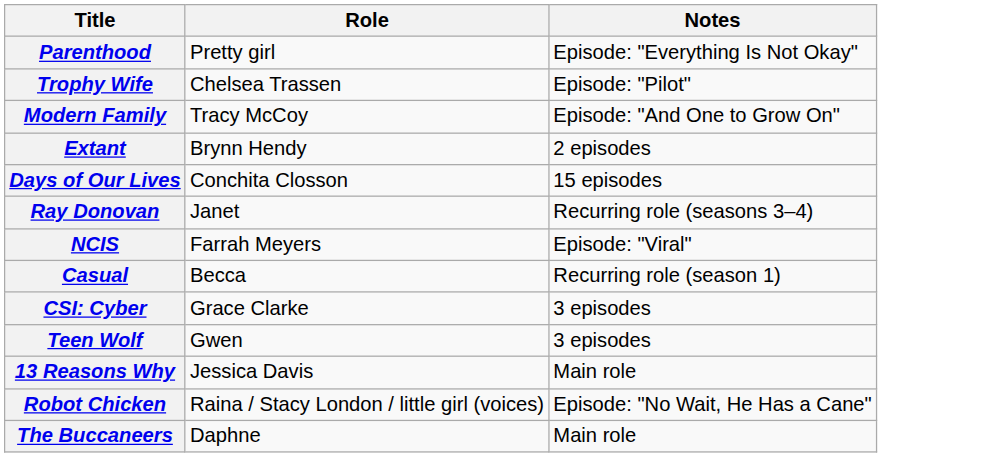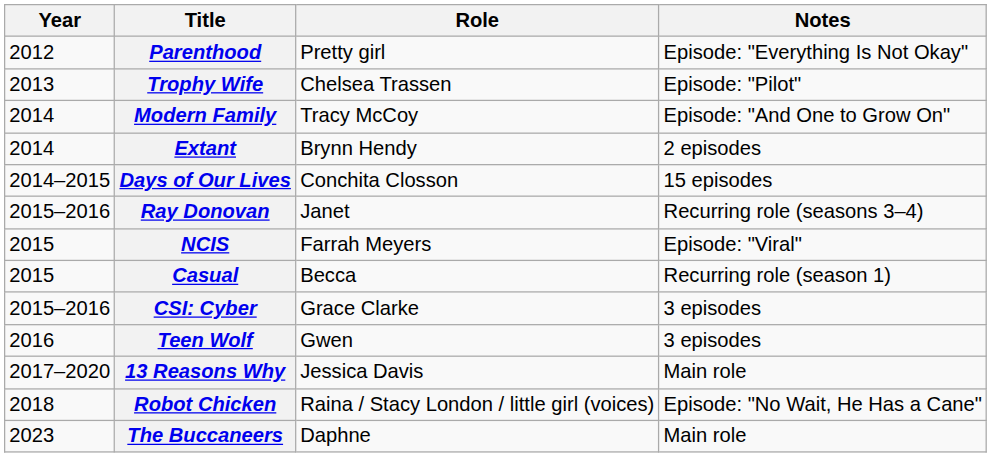+ column: (60, 20)
